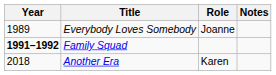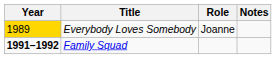(18, 29) no background -> (18, 29) gold background
- row: (91, 62)
